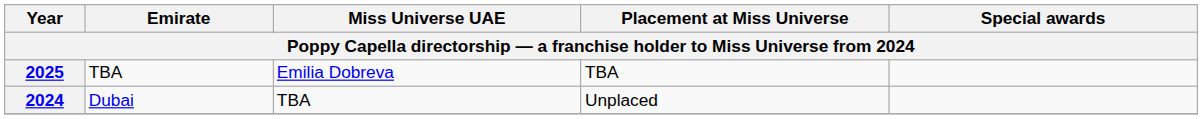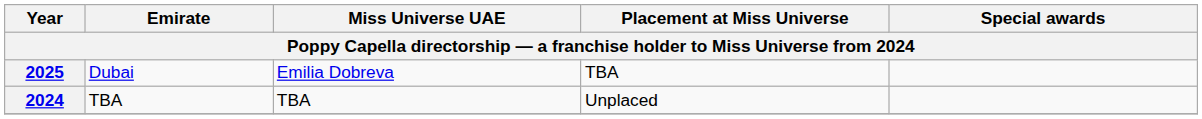(106, 73) TBA -> (111, 73) Dubai
(111, 101) Dubai -> (106, 101) TBA
